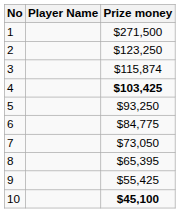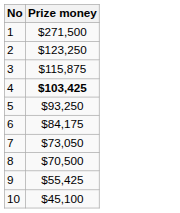- column: (63, 13)
(138, 69) $115,874 -> (62, 69) $115,875
(138, 124) $84,775 -> (62, 124) $84,175
(138, 161) $65,395 -> (62, 161) $70,500
(138, 198) bold -> (62, 198) normal
